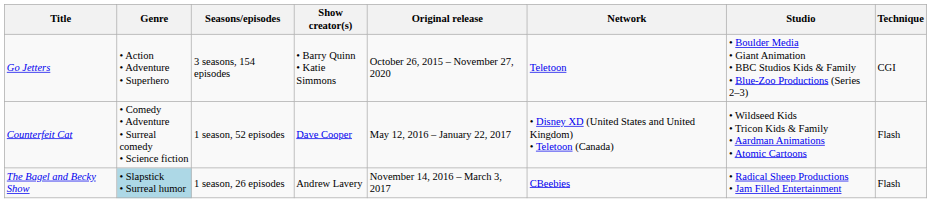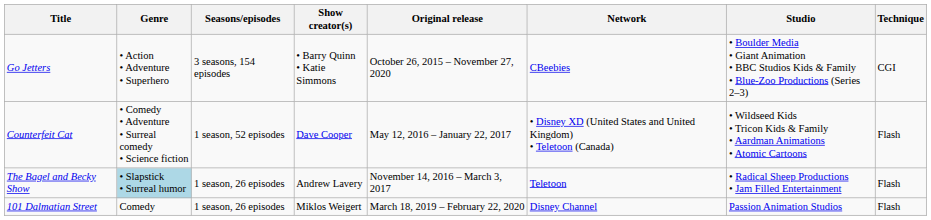(548, 68) Teletoon -> (550, 68) CBeebies
(550, 183) CBeebies -> (548, 183) Teletoon
+ row: (52, 207)
